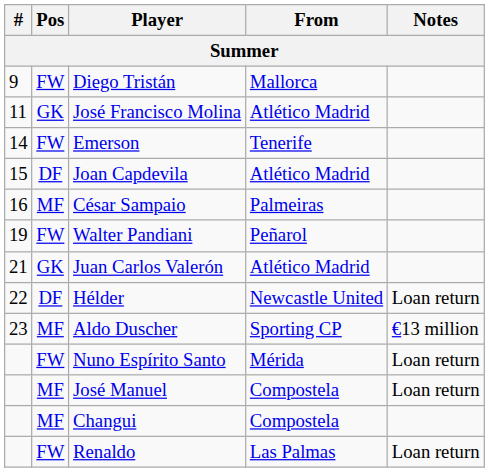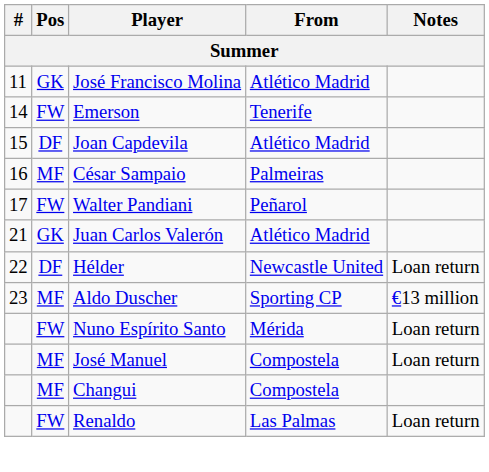- row: (124, 81)
(18, 235) 19 -> (18, 205) 17
